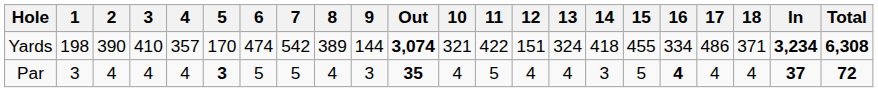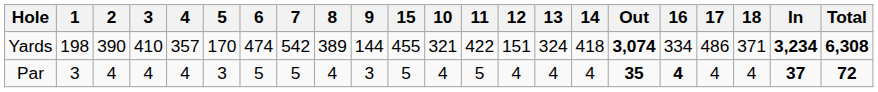columns swapped: (413, 18) <-> (641, 18)
(222, 73) bold -> (222, 73) normal
(604, 73) 3 -> (590, 73) 4
